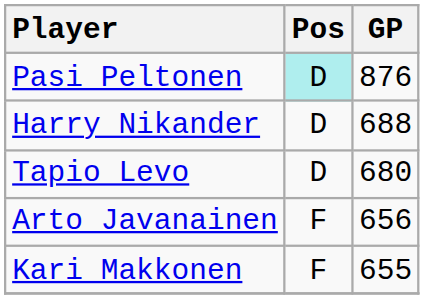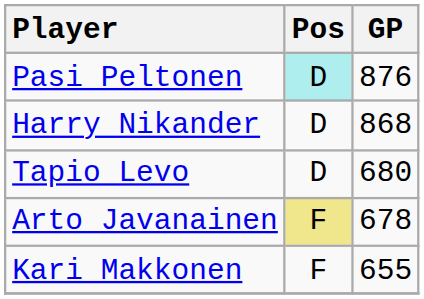(386, 125) 688 -> (386, 125) 868
(318, 222) no background -> (318, 222) khaki background
(386, 222) 656 -> (386, 222) 678
